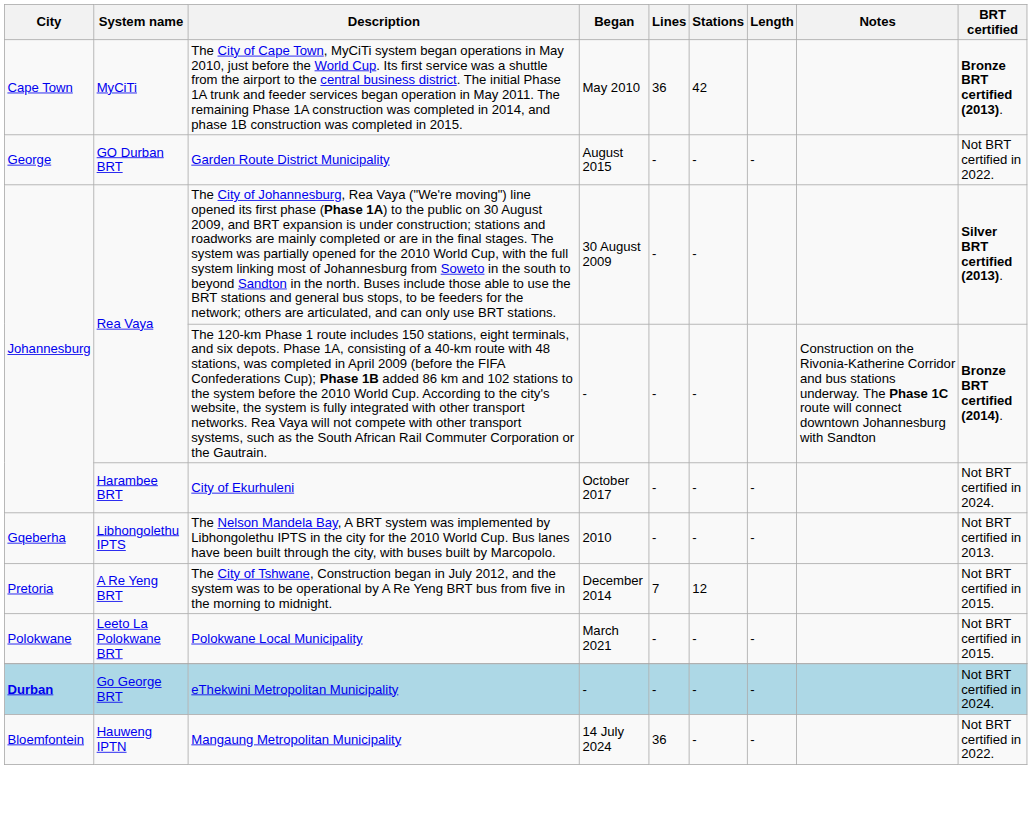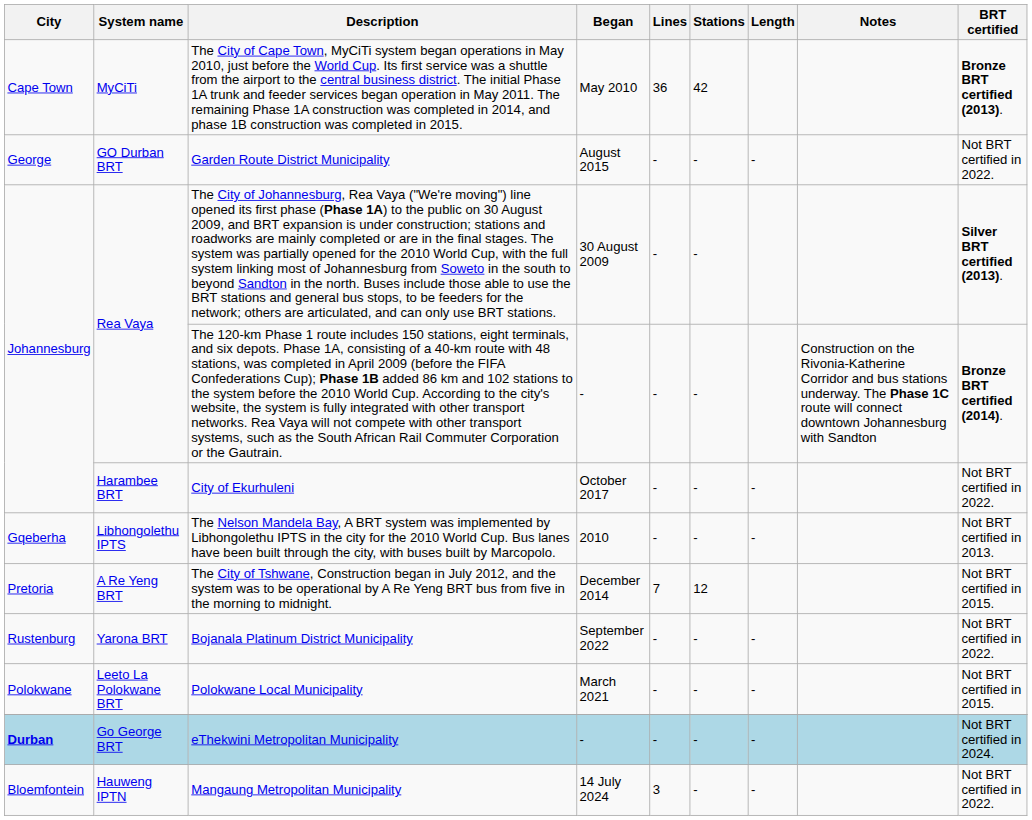(991, 487) Not BRT certified in 2024. -> (991, 487) Not BRT certified in 2022.
+ row: (302, 638)
(659, 739) 36 -> (656, 789) 3
